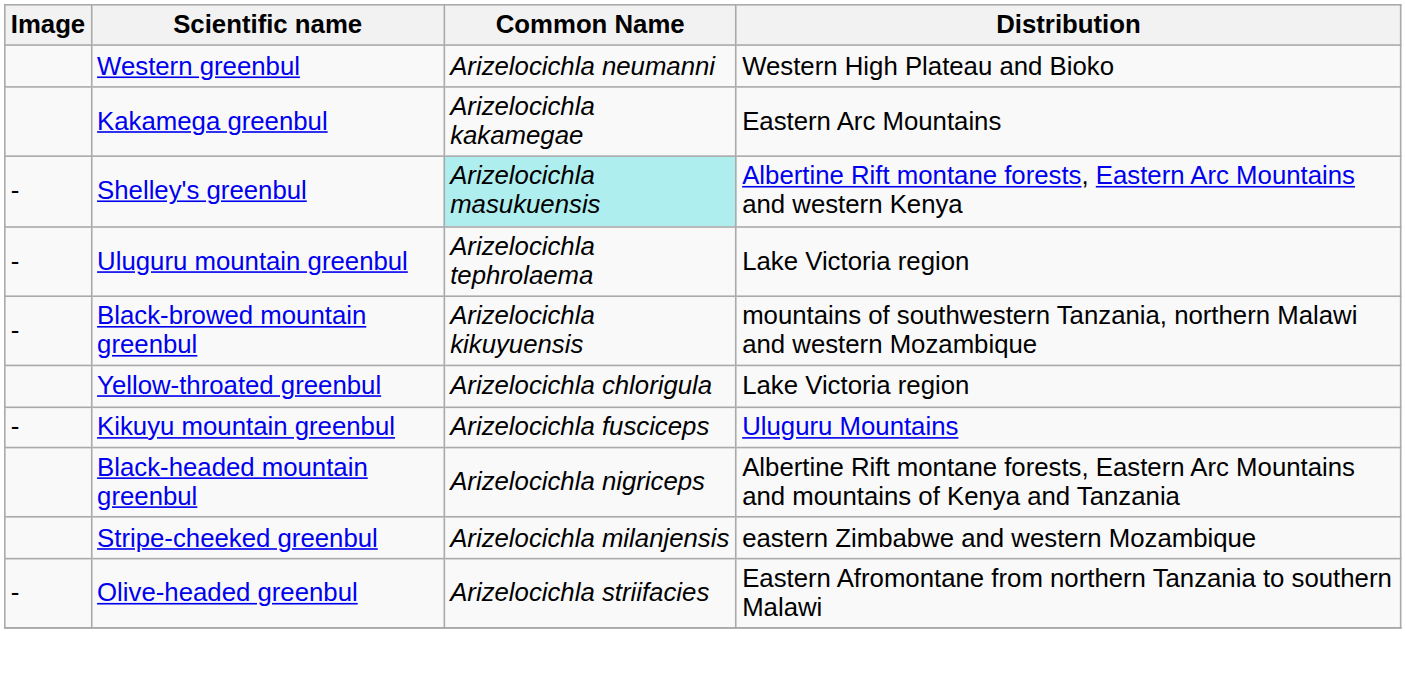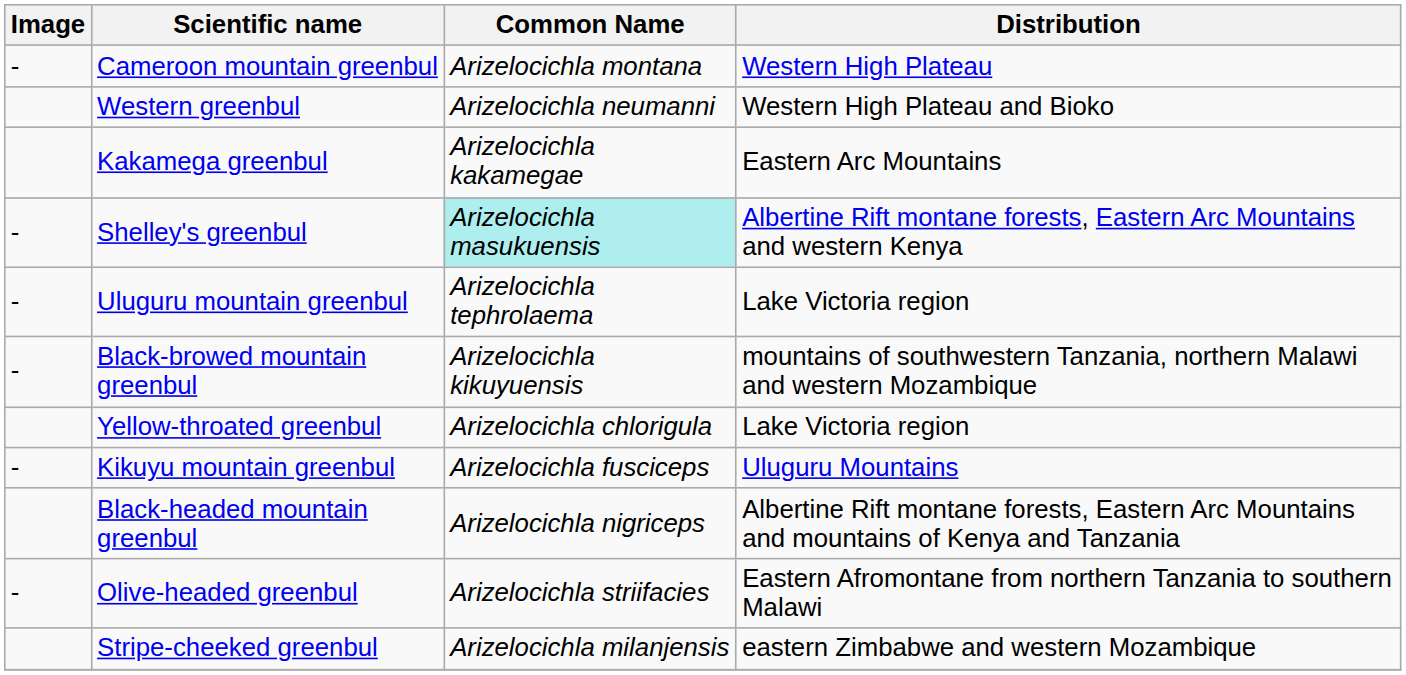+ row: (267, 65)
rows swapped: (227, 592) <-> (237, 537)
